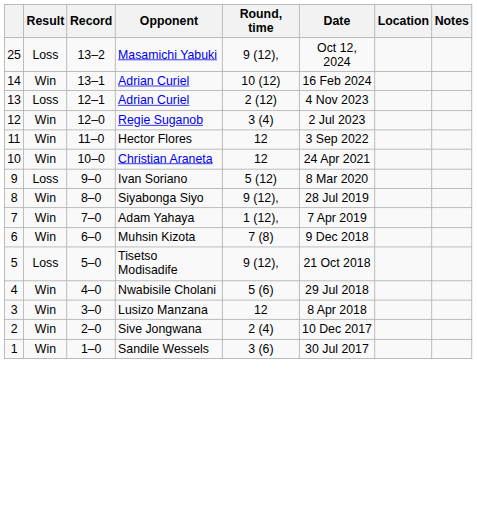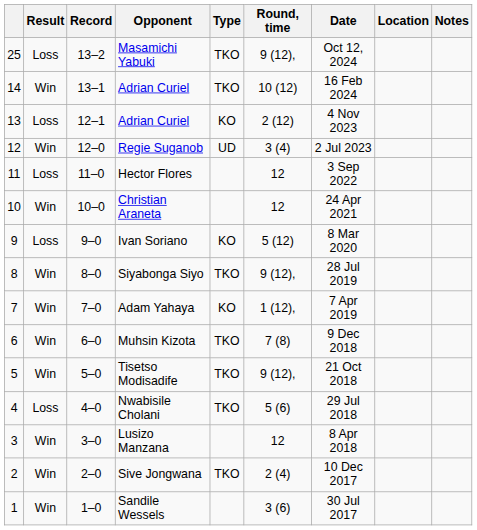+ column: (227, 21)
(45, 139) Win -> (45, 174) Loss
(45, 263) Loss -> (45, 374) Win
(45, 290) Win -> (45, 408) Loss
